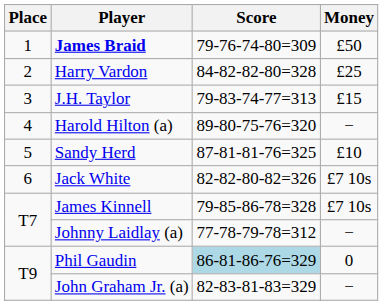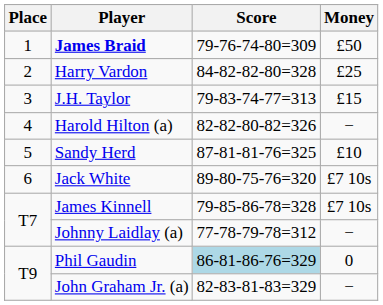(256, 125) 89-80-75-76=320 -> (256, 125) 82-82-80-82=326
(256, 179) 82-82-80-82=326 -> (256, 179) 89-80-75-76=320
